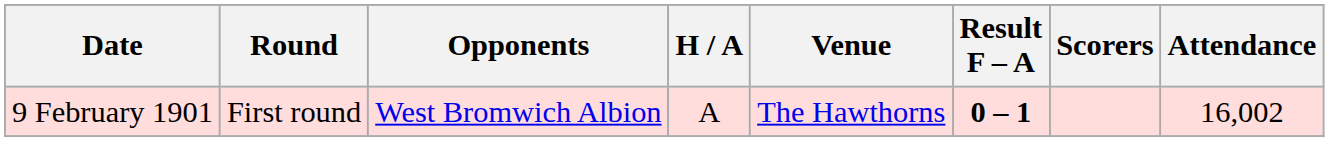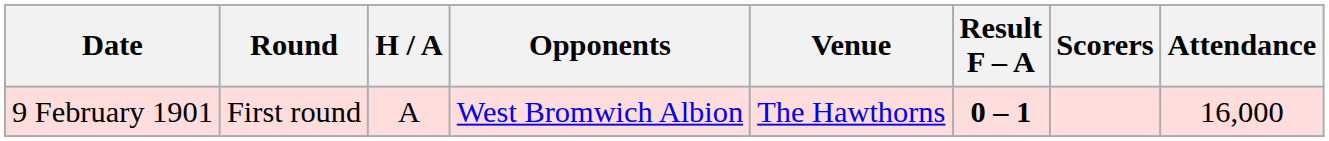columns swapped: (518, 45) <-> (709, 45)
(1242, 111) 16,002 -> (1242, 111) 16,000
